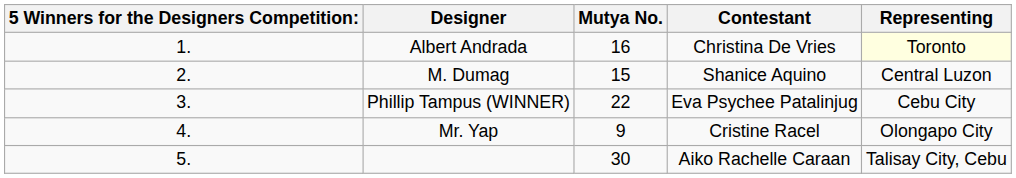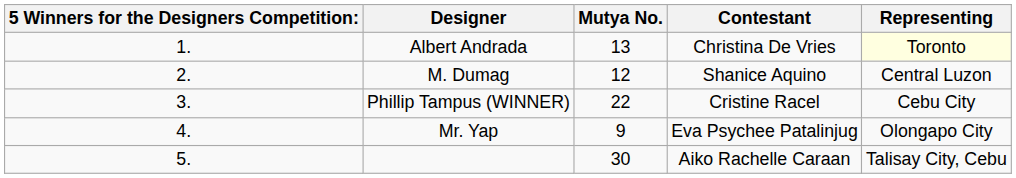(621, 46) 16 -> (621, 46) 13
(621, 74) 15 -> (621, 74) 12
(764, 103) Eva Psychee Patalinjug -> (764, 103) Cristine Racel
(764, 131) Cristine Racel -> (764, 131) Eva Psychee Patalinjug
